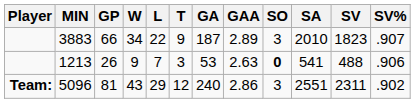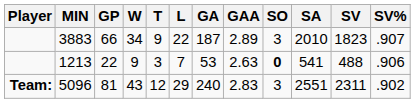columns swapped: (158, 16) <-> (181, 16)
(109, 62) 26 -> (109, 62) 22
(244, 86) 2.86 -> (244, 86) 2.83
